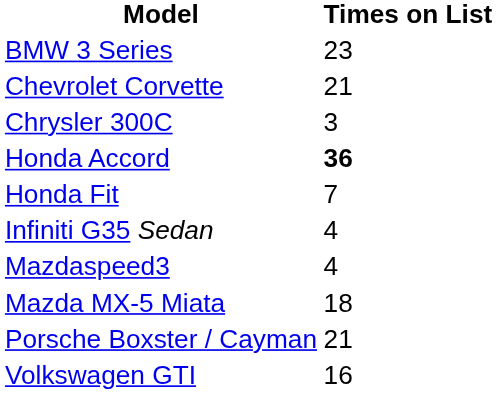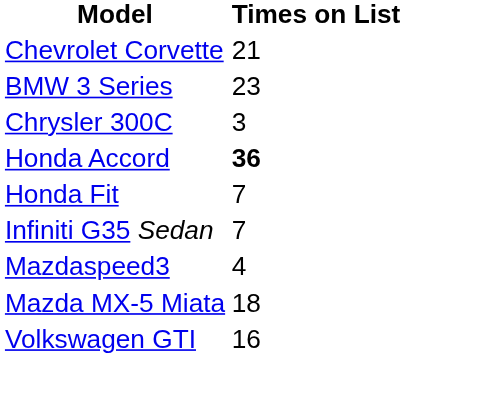rows swapped: (89, 50) <-> (114, 86)
(331, 230) 4 -> (239, 230) 7
- row: (161, 339)
